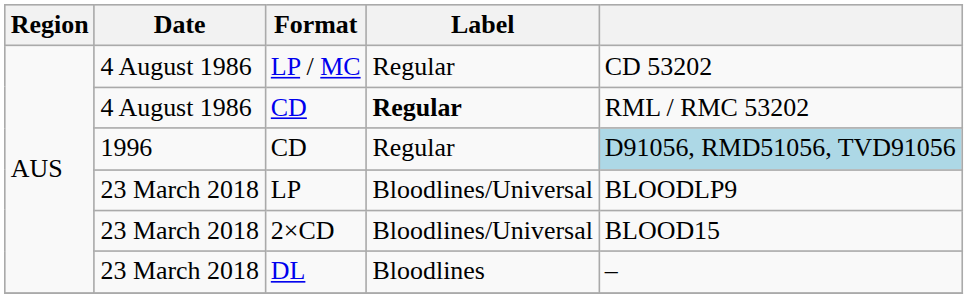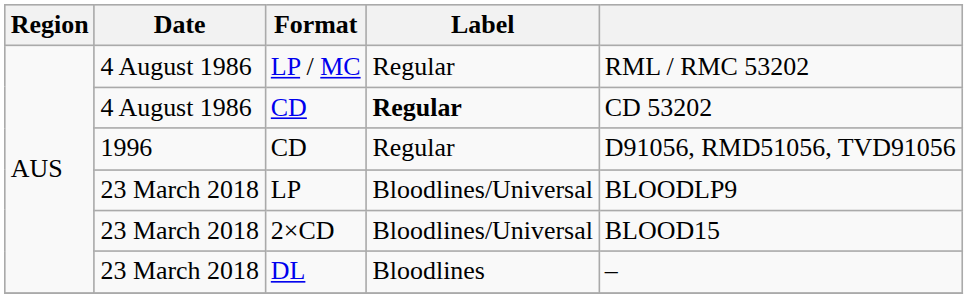(658, 66) CD 53202 -> (707, 66) RML / RMC 53202
(707, 107) RML / RMC 53202 -> (658, 107) CD 53202
(780, 148) lightblue background -> (780, 148) no background
